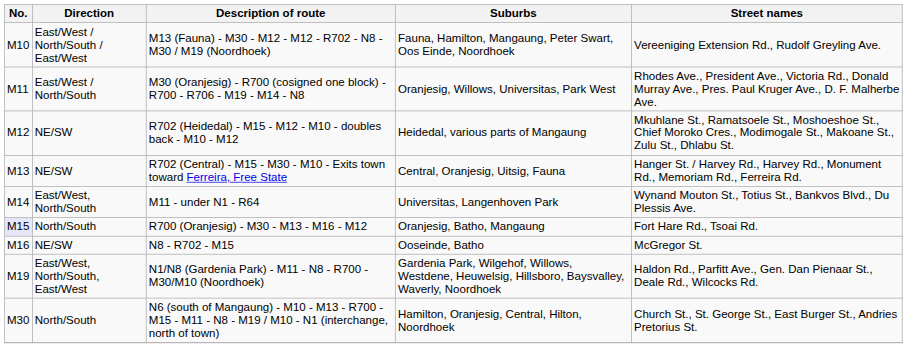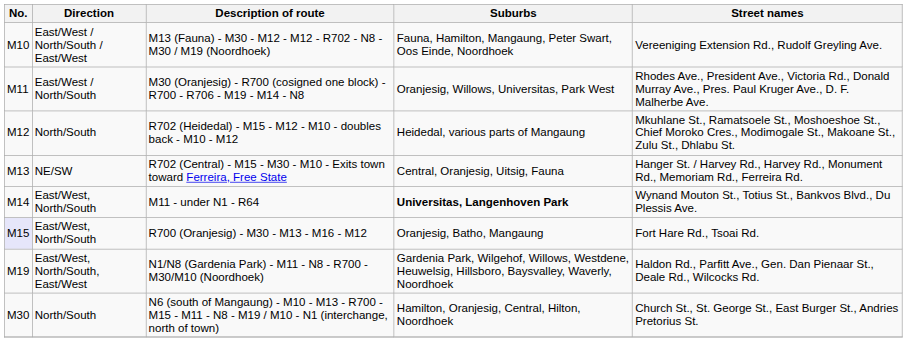(54, 133) NE/SW -> (65, 133) North/South
(478, 202) normal -> (483, 202) bold
(65, 226) North/South -> (65, 233) East/West, North/South
- row: (191, 245)
